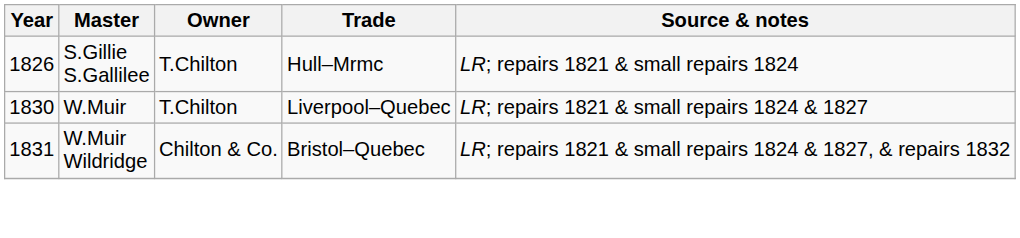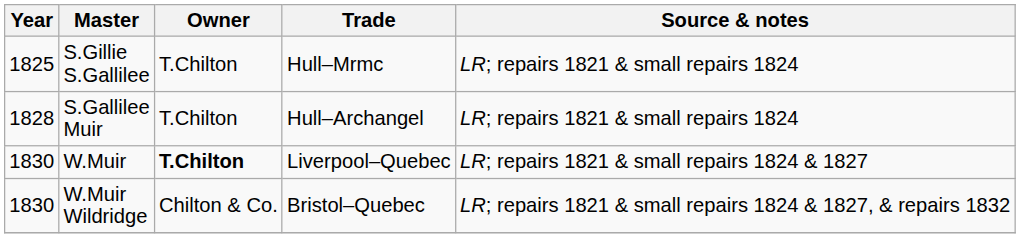(32, 63) 1826 -> (32, 63) 1825
+ row: (107, 118)
(198, 107) normal -> (202, 161) bold
(32, 150) 1831 -> (32, 205) 1830
